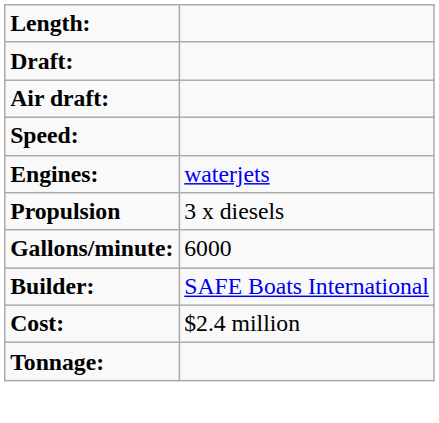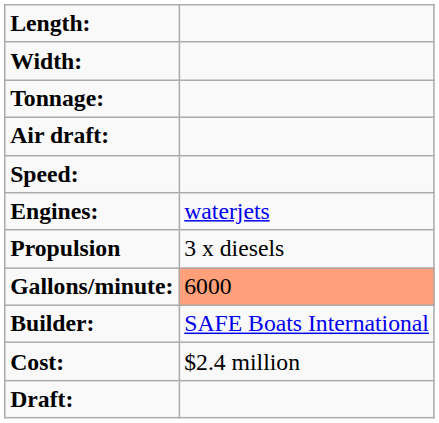+ row: (46, 60)
rows swapped: (42, 60) <-> (57, 361)
(208, 248) no background -> (208, 286) lightsalmon background
